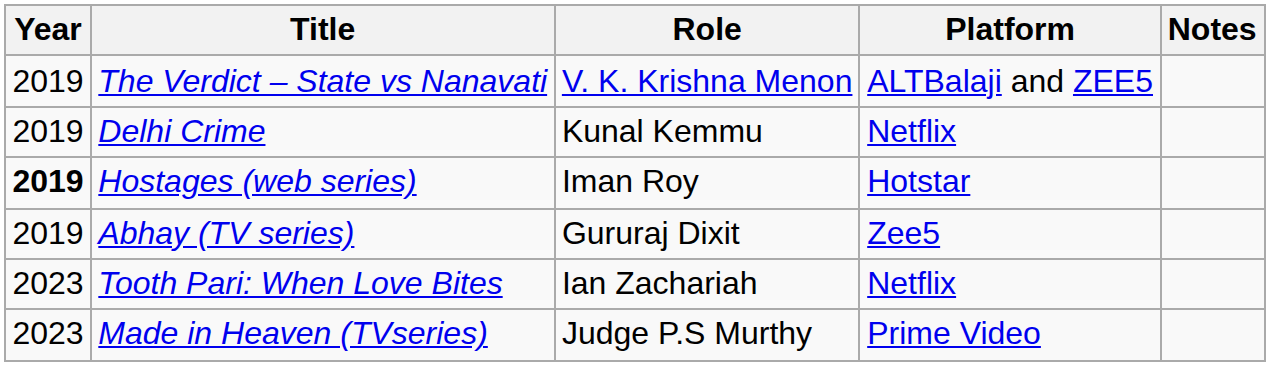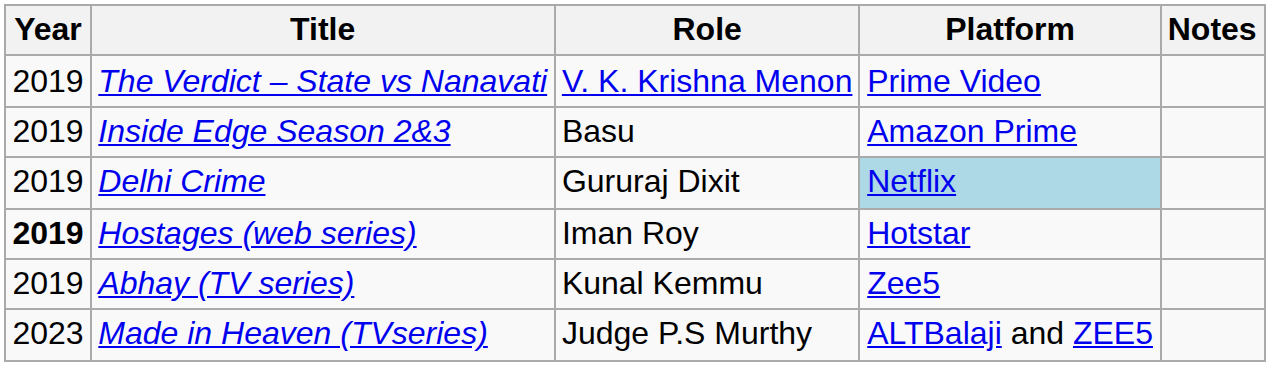(1010, 80) ALTBalaji and ZEE5 -> (954, 80) Prime Video
+ row: (274, 131)
(662, 131) Kunal Kemmu -> (651, 182) Gururaj Dixit
(912, 131) no background -> (912, 182) lightblue background
(651, 232) Gururaj Dixit -> (662, 283) Kunal Kemmu
- row: (300, 283)
(954, 334) Prime Video -> (1010, 334) ALTBalaji and ZEE5
